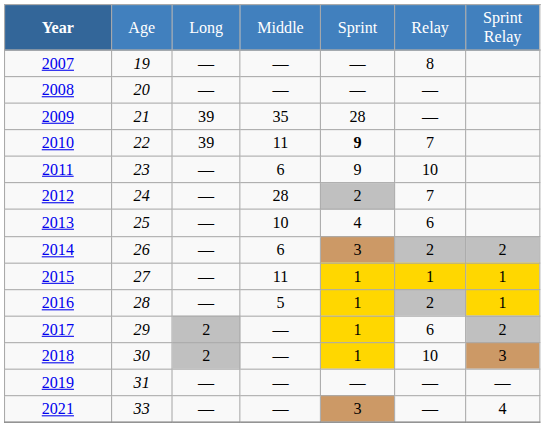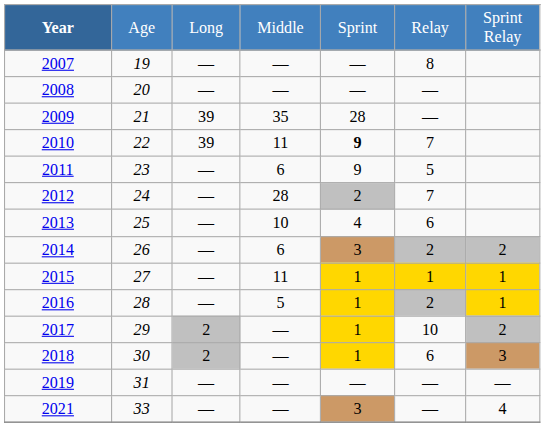(430, 169) 10 -> (430, 169) 5
(430, 329) 6 -> (430, 329) 10
(430, 355) 10 -> (430, 355) 6
